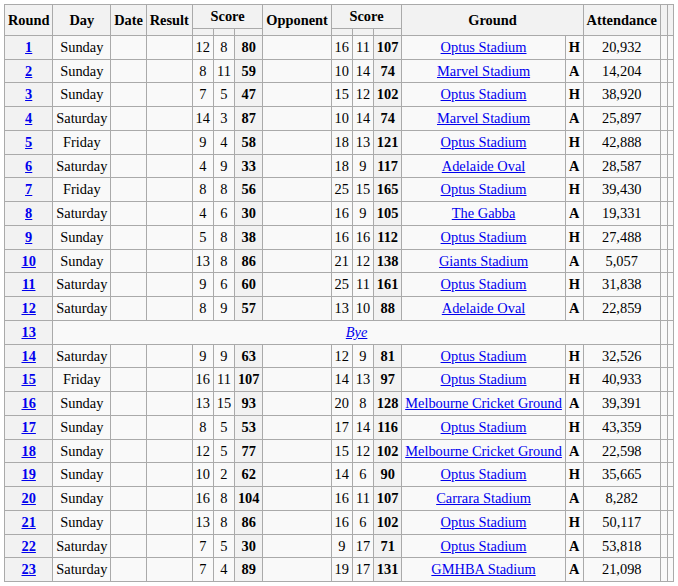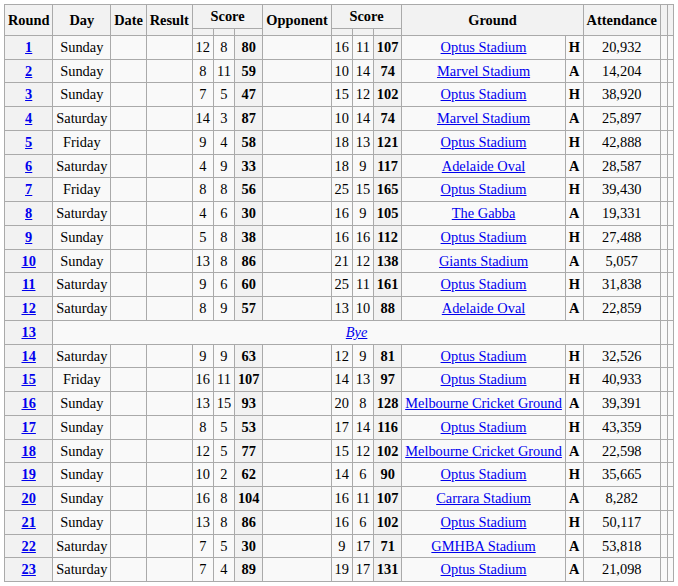(484, 546) Optus Stadium -> (484, 546) GMHBA Stadium
(484, 569) GMHBA Stadium -> (484, 569) Optus Stadium
